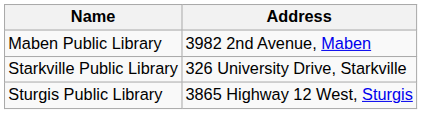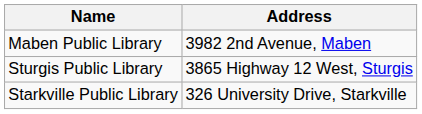rows swapped: (93, 69) <-> (85, 95)
